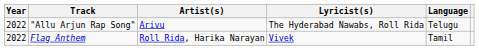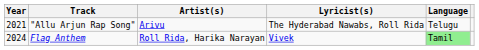(16, 25) 2022 -> (16, 25) 2021
(16, 38) 2022 -> (16, 38) 2024
(440, 38) no background -> (440, 38) lightgreen background
